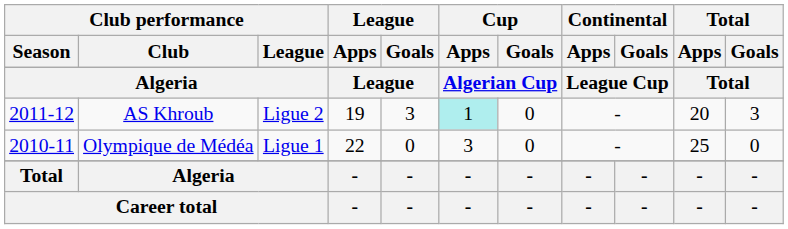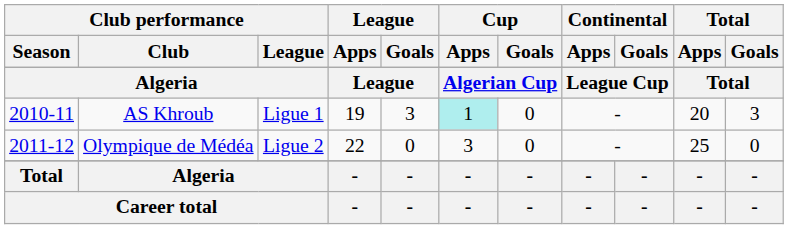(42, 113) 2011-12 -> (42, 113) 2010-11
(293, 113) Ligue 2 -> (293, 113) Ligue 1
(42, 144) 2010-11 -> (42, 144) 2011-12
(293, 144) Ligue 1 -> (293, 144) Ligue 2
